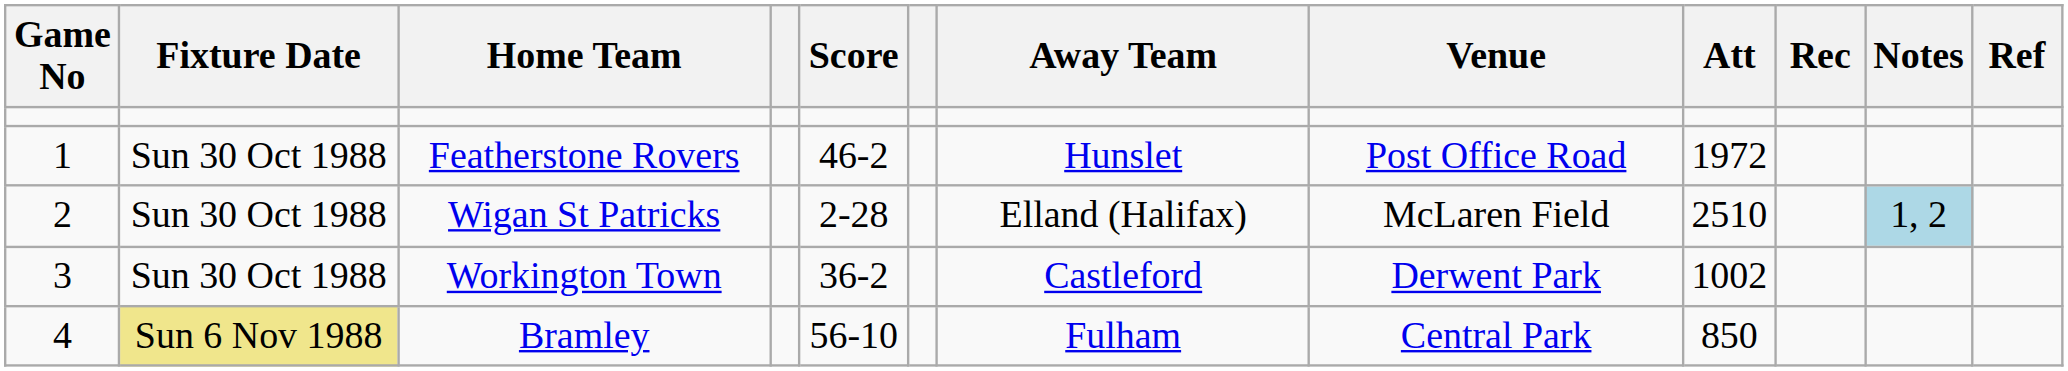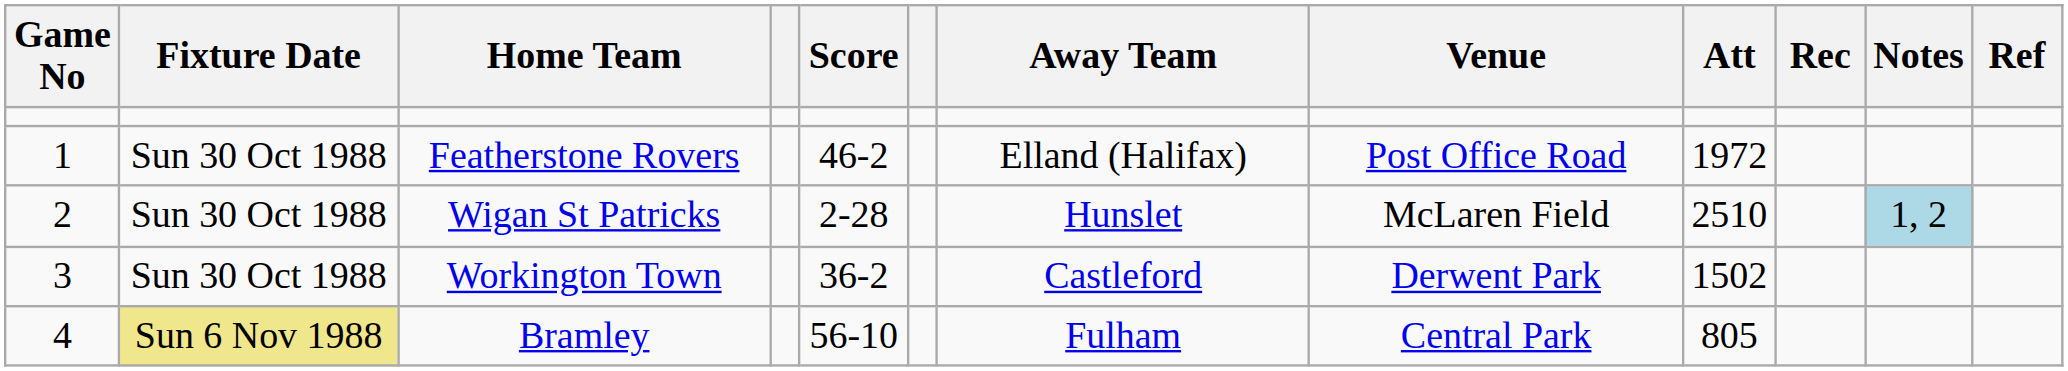(1123, 154) Hunslet -> (1123, 154) Elland (Halifax)
(1123, 214) Elland (Halifax) -> (1123, 214) Hunslet
(1729, 275) 1002 -> (1729, 275) 1502
(1729, 335) 850 -> (1729, 335) 805
